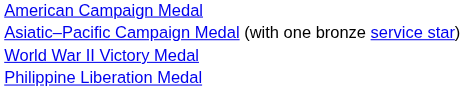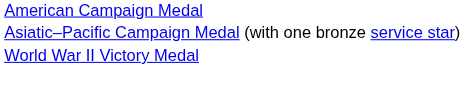- row: (103, 78)
